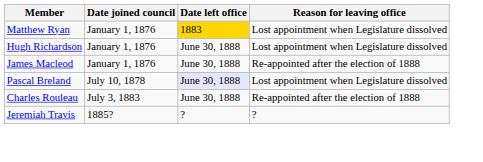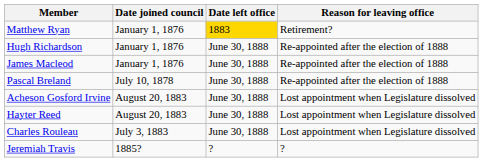(349, 30) Lost appointment when Legislature dissolved -> (306, 30) Retirement?
(349, 47) Lost appointment when Legislature dissolved -> (364, 47) Re-appointed after the election of 1888
(210, 81) lavender background -> (238, 81) no background
(349, 81) Lost appointment when Legislature dissolved -> (364, 81) Re-appointed after the election of 1888
+ row: (59, 98)
+ row: (34, 115)
(336, 98) Re-appointed after the election of 1888 -> (378, 132) Lost appointment when Legislature dissolved
